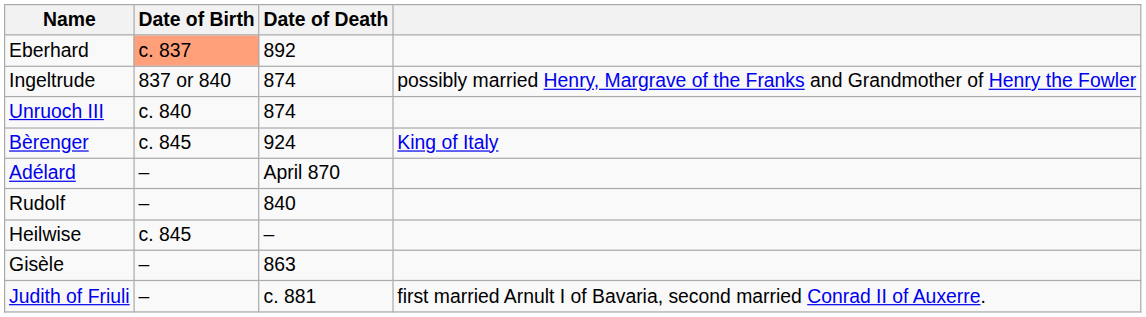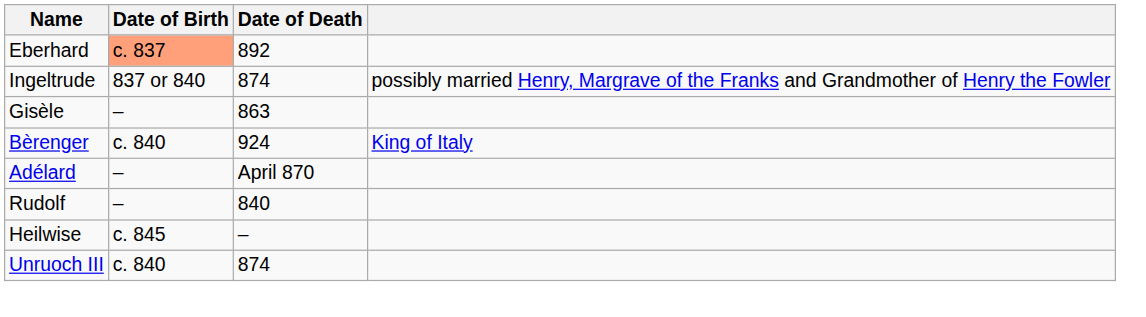rows swapped: (56, 111) <-> (37, 265)
(165, 142) c. 845 -> (139, 142) c. 840
- row: (69, 296)
